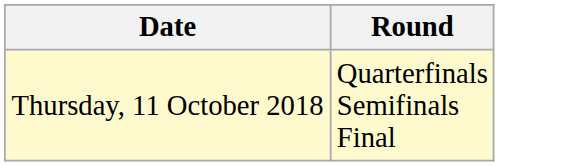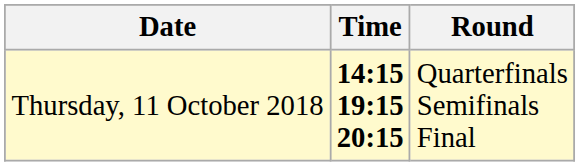+ column: (370, 27)
